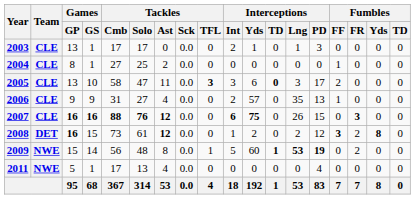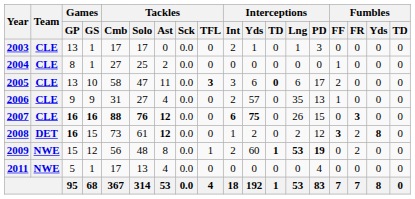(298, 82) 3 -> (298, 82) 6
(92, 151) 14 -> (92, 151) 12
(233, 151) 5 -> (233, 151) 2
